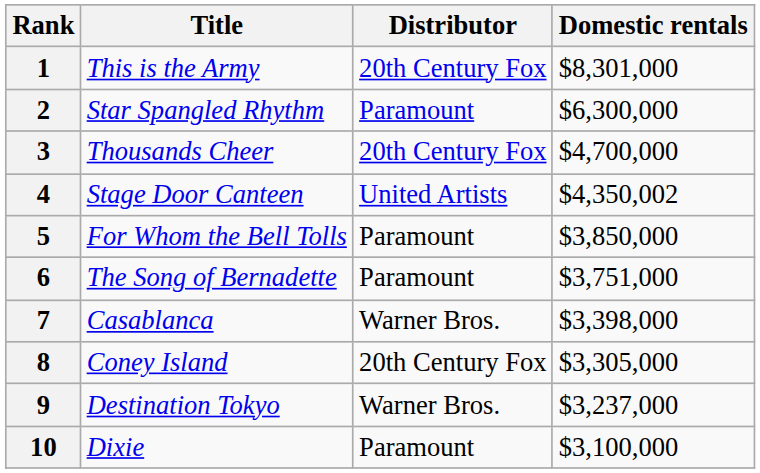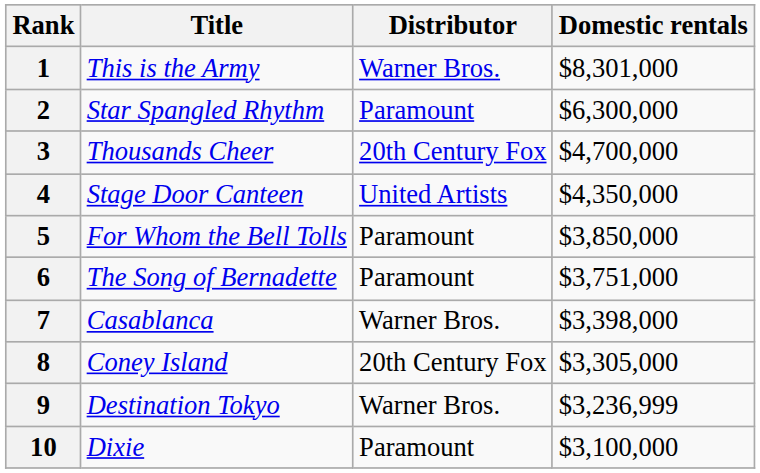(453, 67) 20th Century Fox -> (430, 67) Warner Bros.
(619, 194) $4,350,002 -> (619, 194) $4,350,000
(619, 404) $3,237,000 -> (619, 404) $3,236,999
